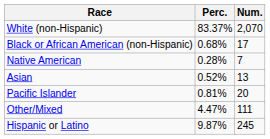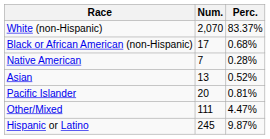columns swapped: (250, 12) <-> (215, 12)
